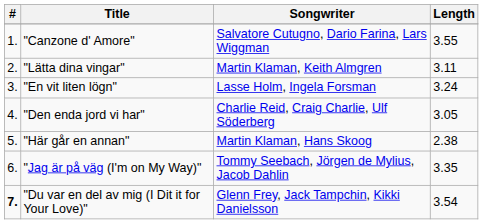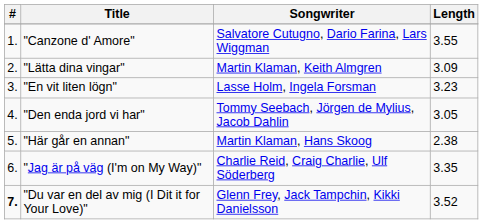(445, 68) 3.11 -> (446, 68) 3.09
(446, 87) 3.24 -> (446, 87) 3.23
(302, 114) Charlie Reid, Craig Charlie, Ulf Söderberg -> (315, 114) Tommy Seebach, Jörgen de Mylius, Jacob Dahlin
(315, 168) Tommy Seebach, Jörgen de Mylius, Jacob Dahlin -> (302, 168) Charlie Reid, Craig Charlie, Ulf Söderberg
(446, 202) 3.54 -> (446, 202) 3.52
